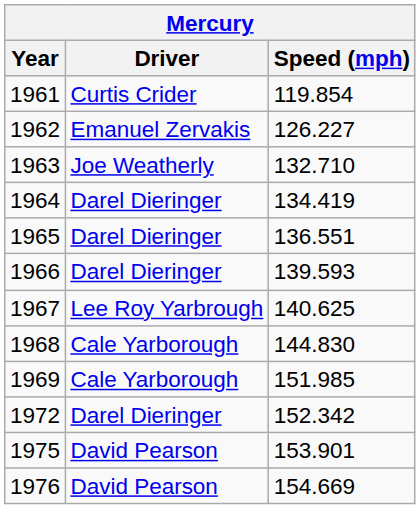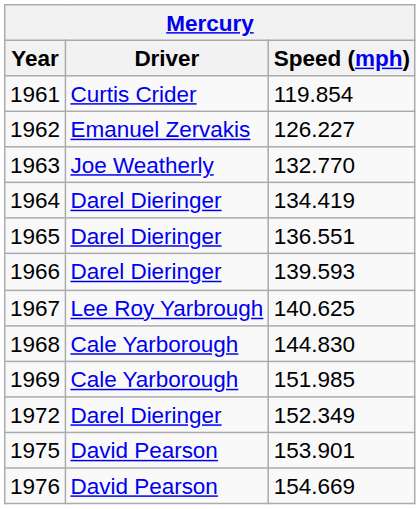(314, 165) 132.710 -> (314, 165) 132.770
(314, 414) 152.342 -> (314, 414) 152.349
